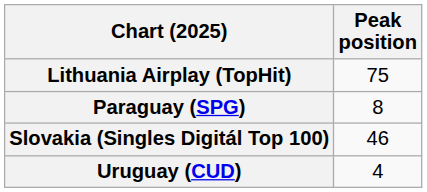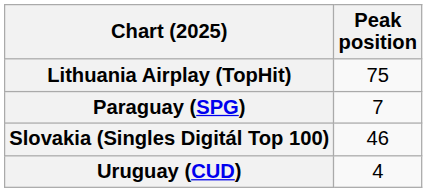(378, 107) 8 -> (378, 107) 7
